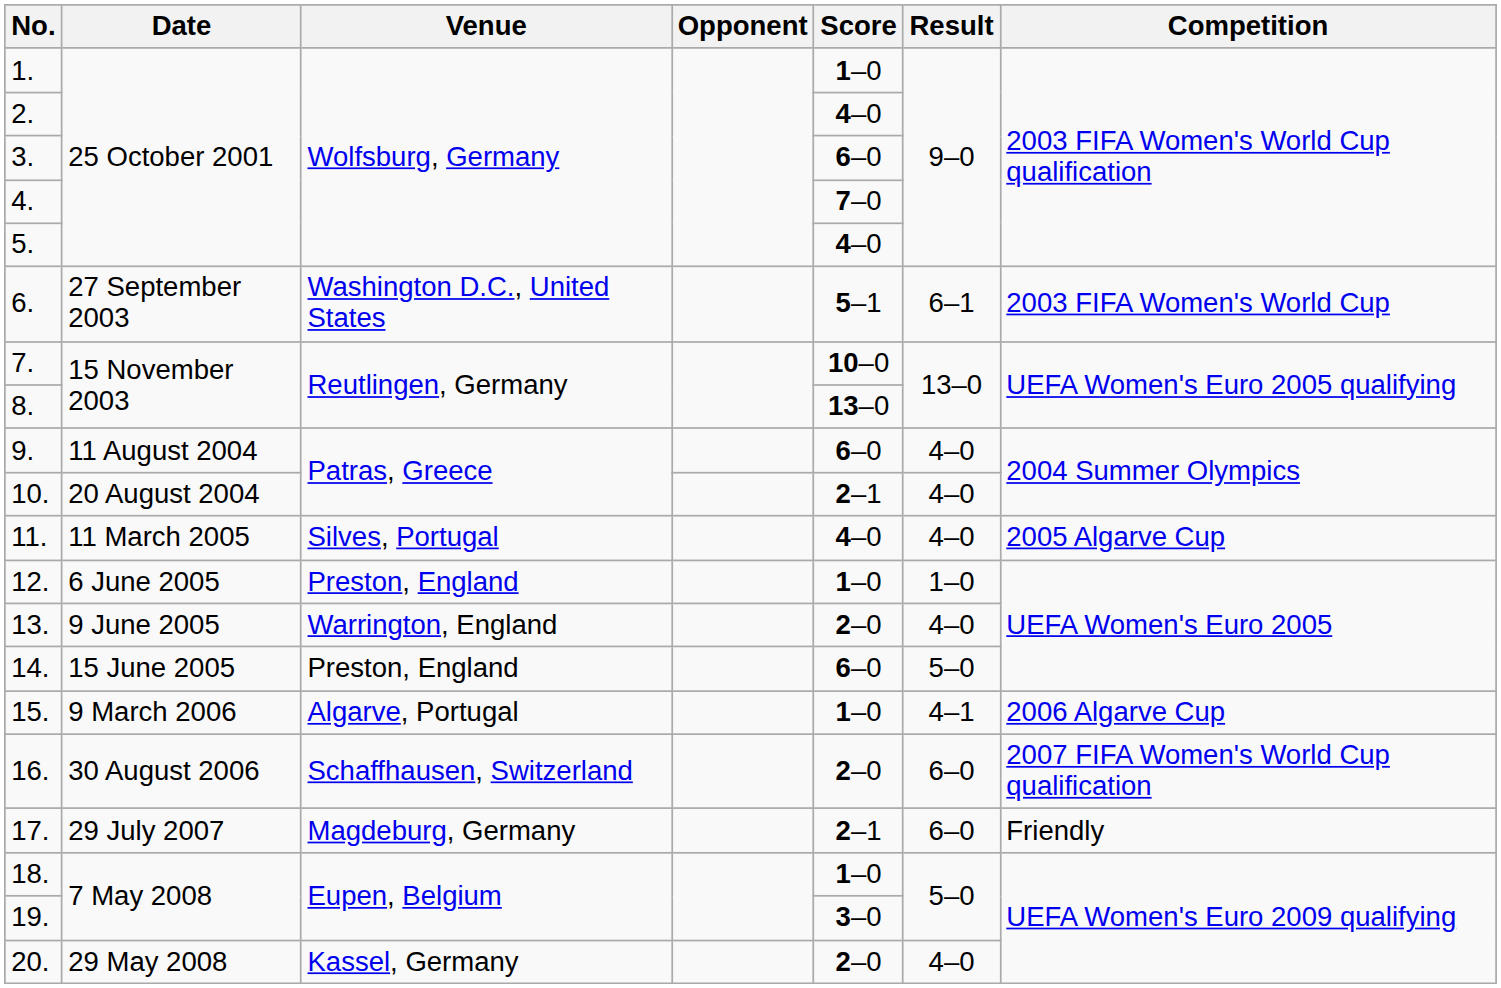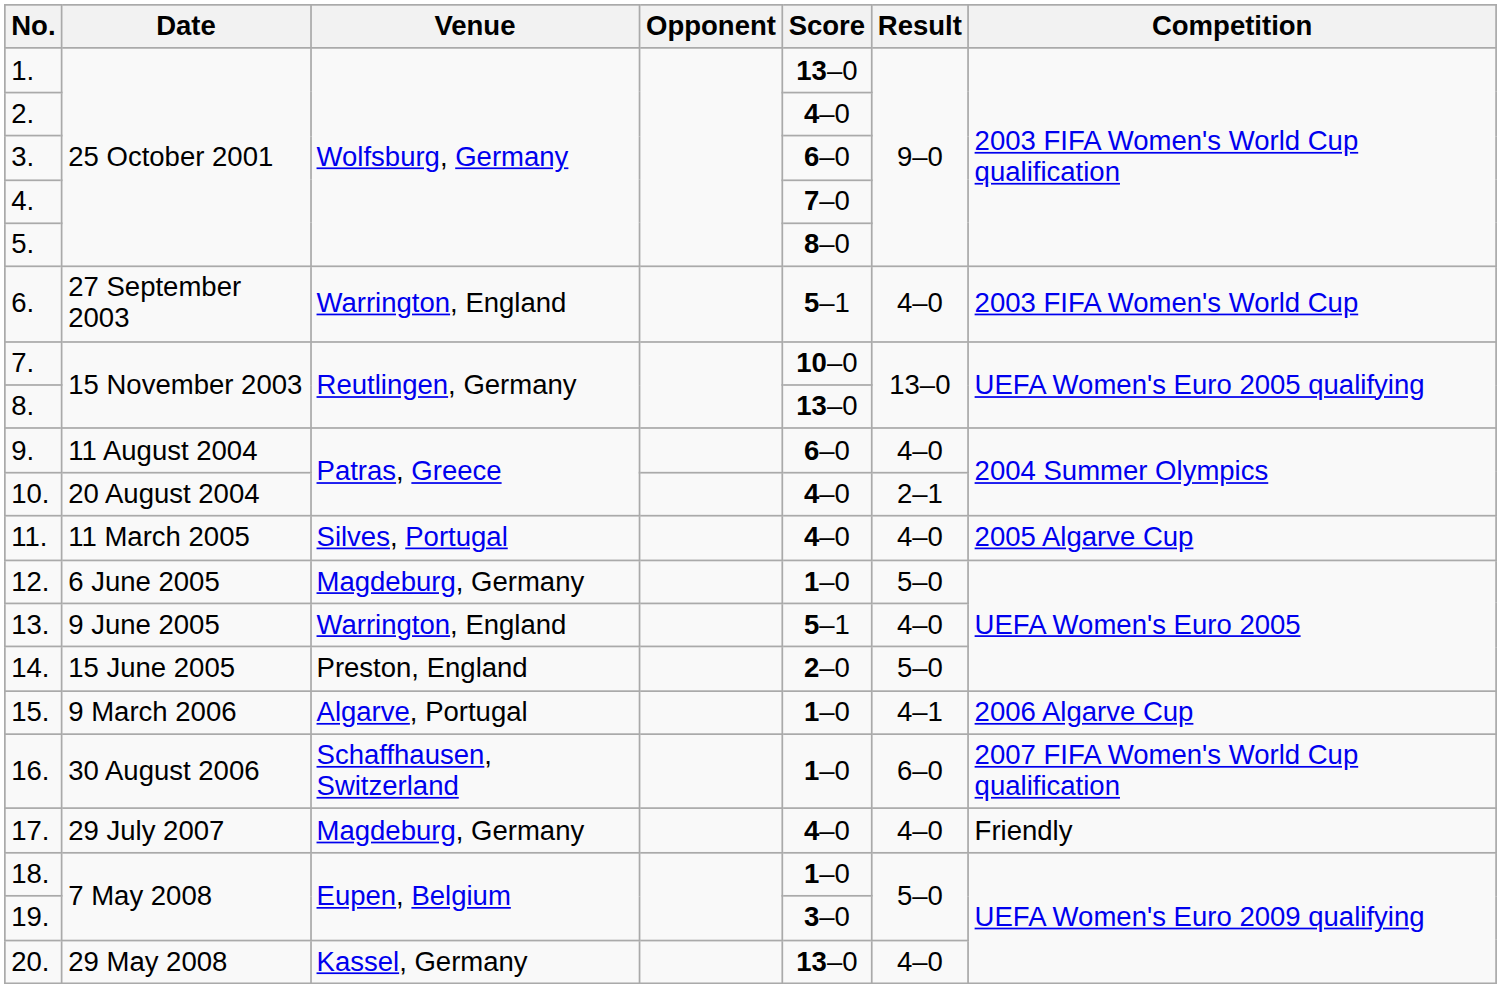(859, 69) 1–0 -> (827, 69) 13–0
(859, 244) 4–0 -> (827, 244) 8–0
(458, 303) Washington D.C., United States -> (441, 303) Warrington, England
(952, 303) 6–1 -> (920, 303) 4–0
(859, 493) 2–1 -> (827, 493) 4–0
(952, 493) 4–0 -> (920, 493) 2–1
(413, 581) Preston, England -> (450, 581) Magdeburg, Germany
(952, 581) 1–0 -> (920, 581) 5–0
(859, 624) 2–0 -> (827, 624) 5–1
(859, 668) 6–0 -> (827, 668) 2–0
(859, 771) 2–0 -> (827, 771) 1–0
(859, 830) 2–1 -> (827, 830) 4–0
(952, 830) 6–0 -> (920, 830) 4–0
(859, 961) 2–0 -> (827, 961) 13–0
